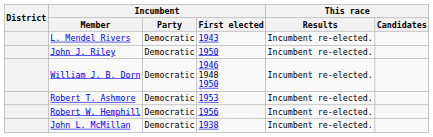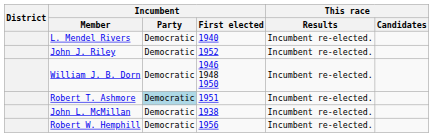(209, 38) 1943 -> (209, 38) 1940
(209, 52) 1950 -> (209, 52) 1952
(170, 98) no background -> (170, 98) lightblue background
(209, 98) 1953 -> (209, 98) 1951
rows swapped: (95, 112) <-> (90, 125)
